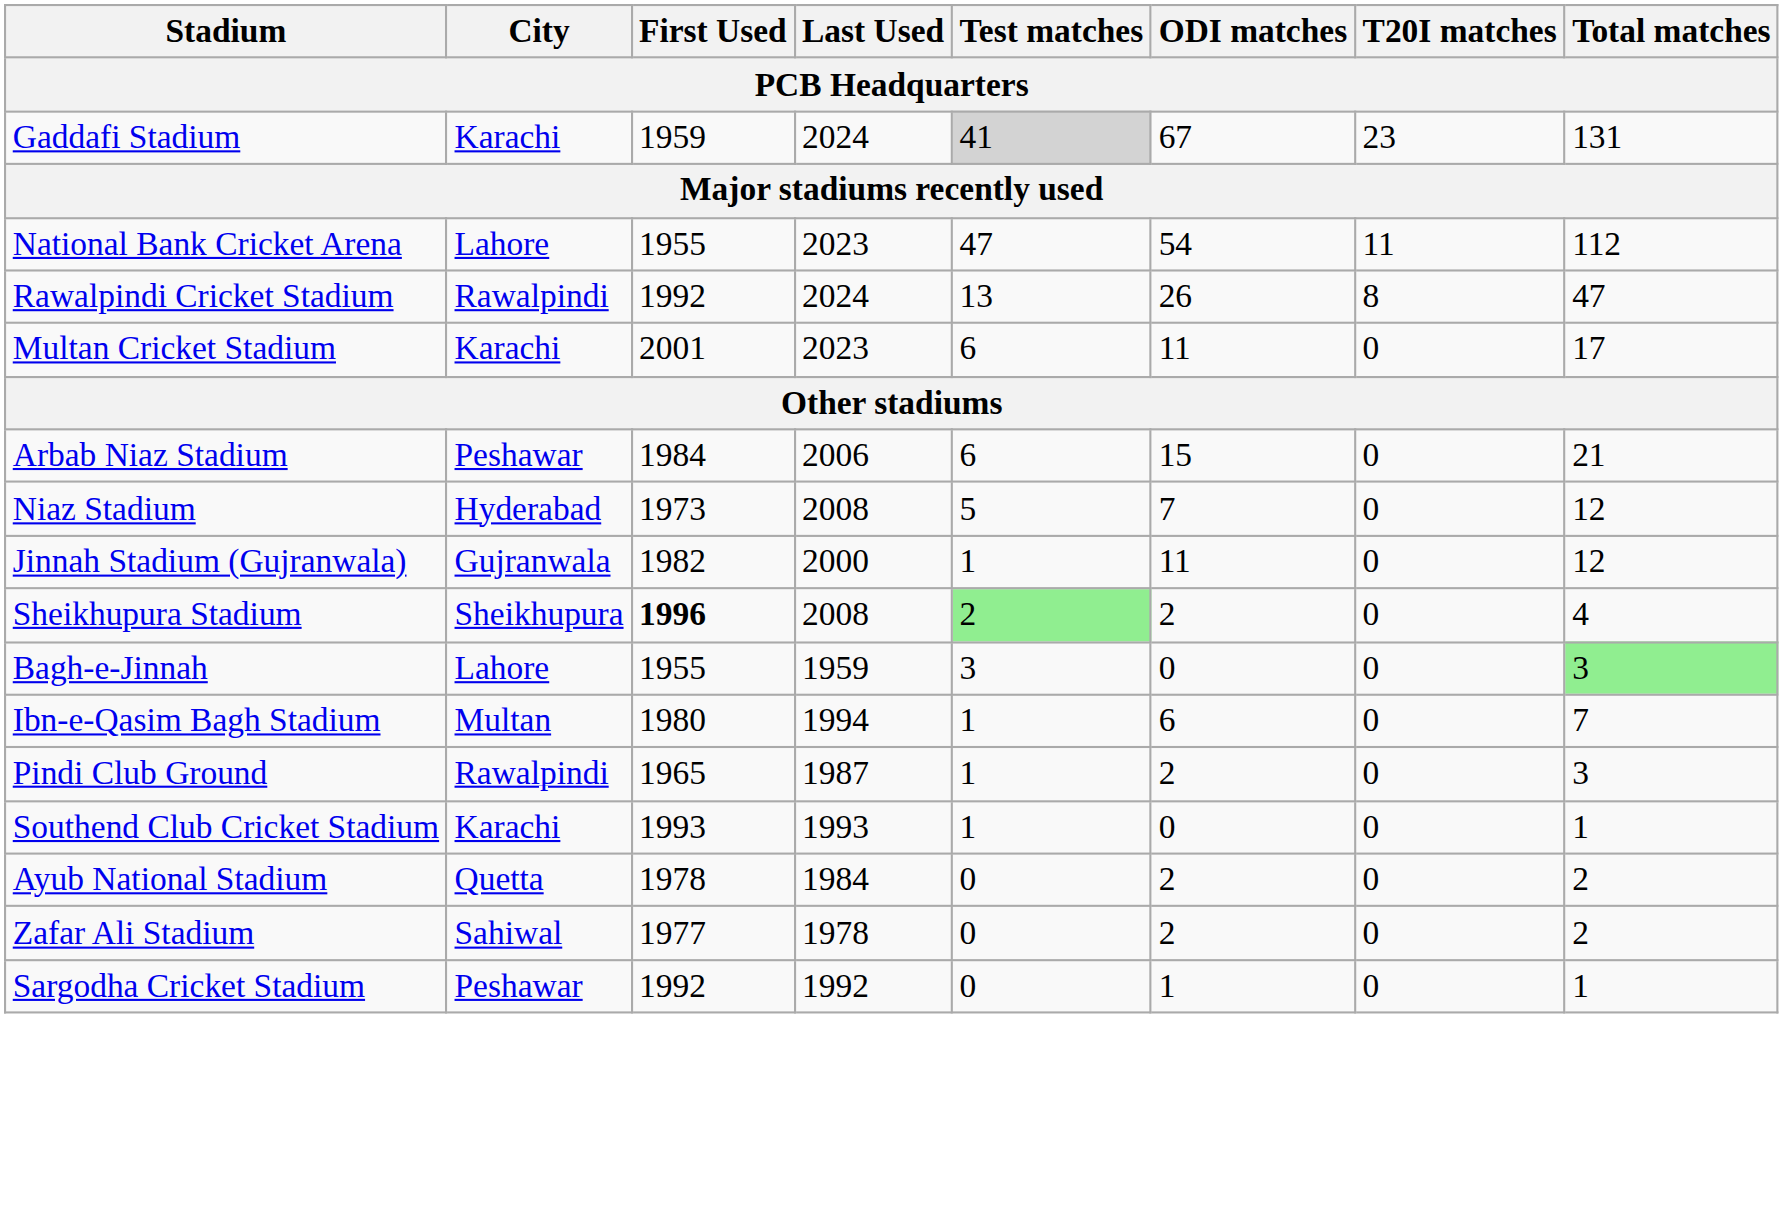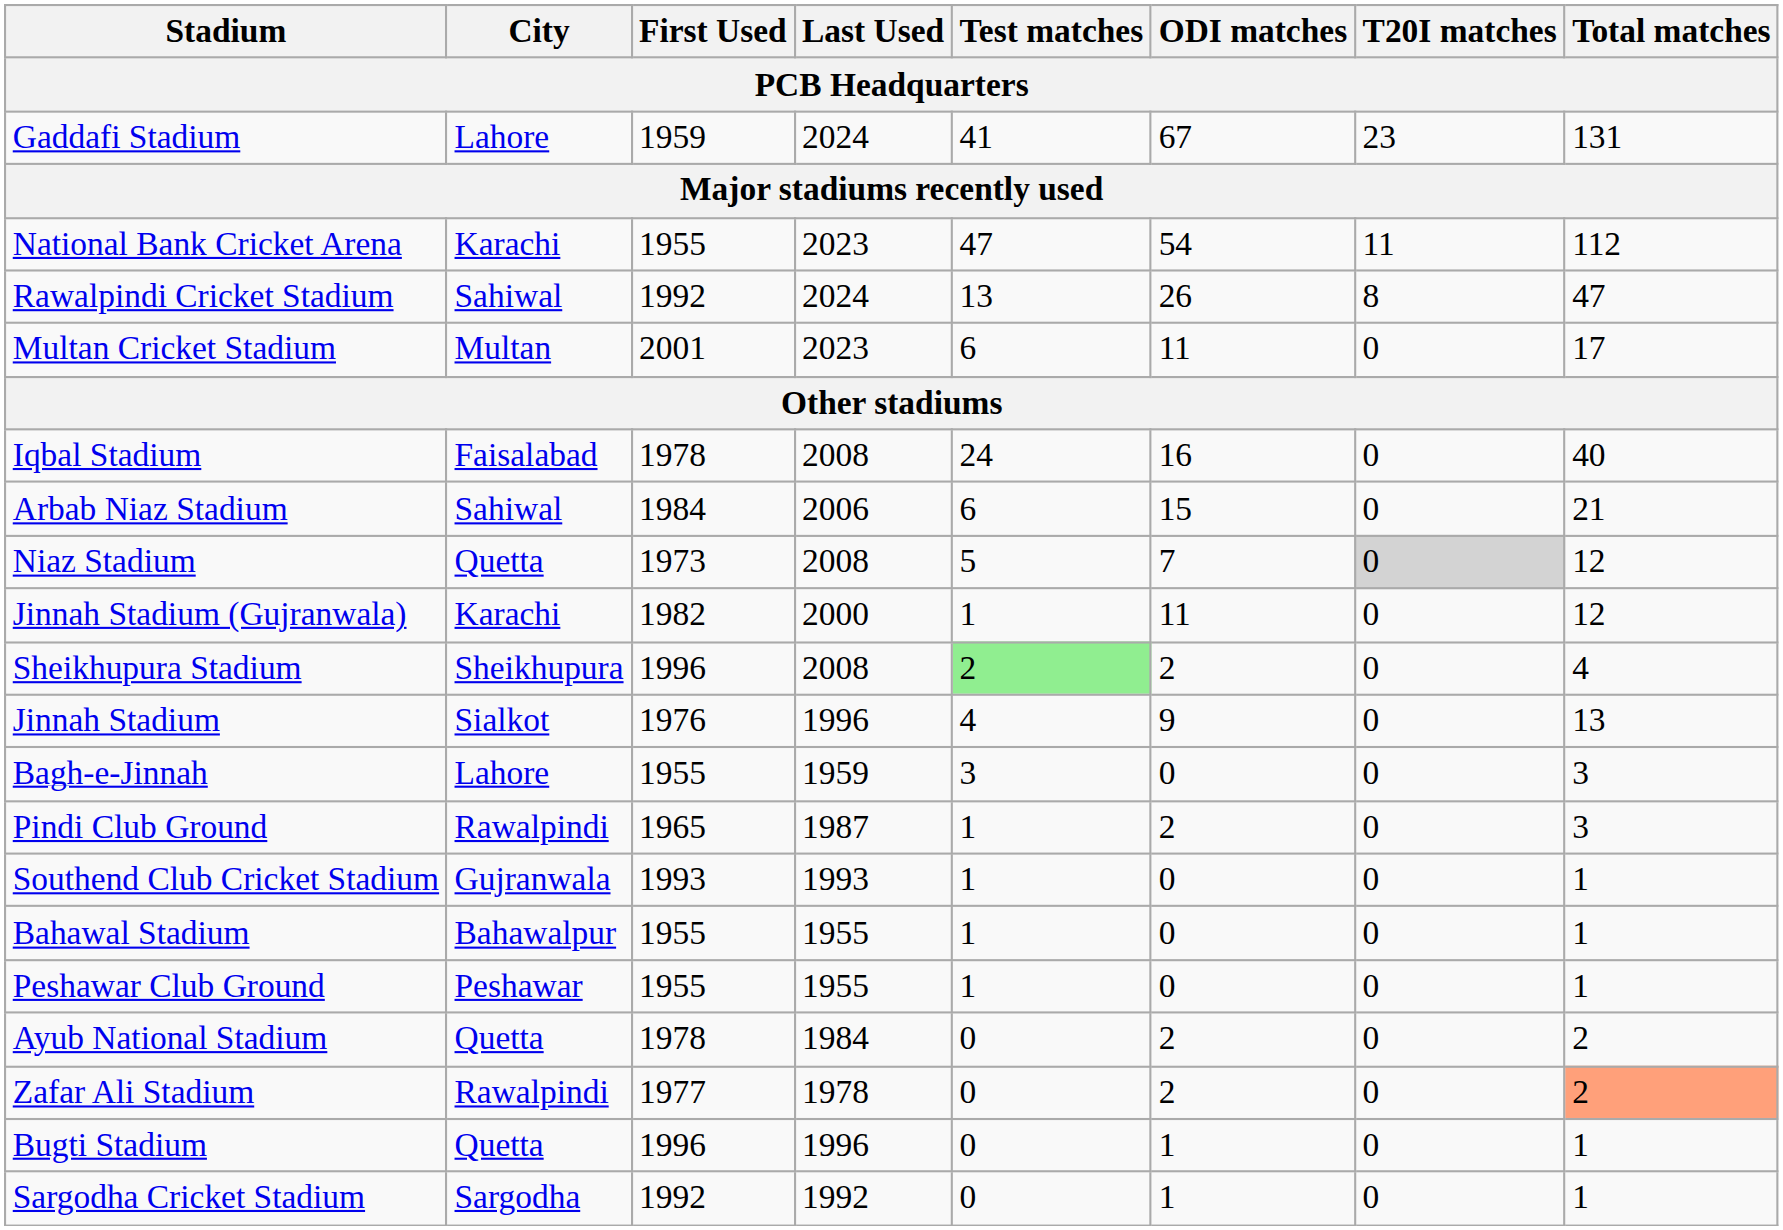(507, 137) Karachi -> (502, 137) Lahore
(976, 137) lightgrey background -> (976, 137) no background
(502, 243) Lahore -> (507, 243) Karachi
(532, 296) Rawalpindi -> (508, 296) Sahiwal
(507, 349) Karachi -> (503, 349) Multan
+ row: (107, 455)
(519, 455) Peshawar -> (508, 508) Sahiwal
(528, 508) Hyderabad -> (499, 561) Quetta
(1371, 508) no background -> (1371, 561) lightgrey background
(533, 561) Gujranwala -> (507, 614) Karachi
(672, 614) bold -> (672, 667) normal
+ row: (116, 720)
(1581, 667) lightgreen background -> (1581, 773) no background
- row: (197, 720)
(507, 826) Karachi -> (533, 879) Gujranwala
+ row: (131, 932)
+ row: (169, 985)
(508, 932) Sahiwal -> (532, 1091) Rawalpindi
(1581, 932) no background -> (1581, 1091) lightsalmon background
+ row: (110, 1144)
(519, 985) Peshawar -> (517, 1197) Sargodha
